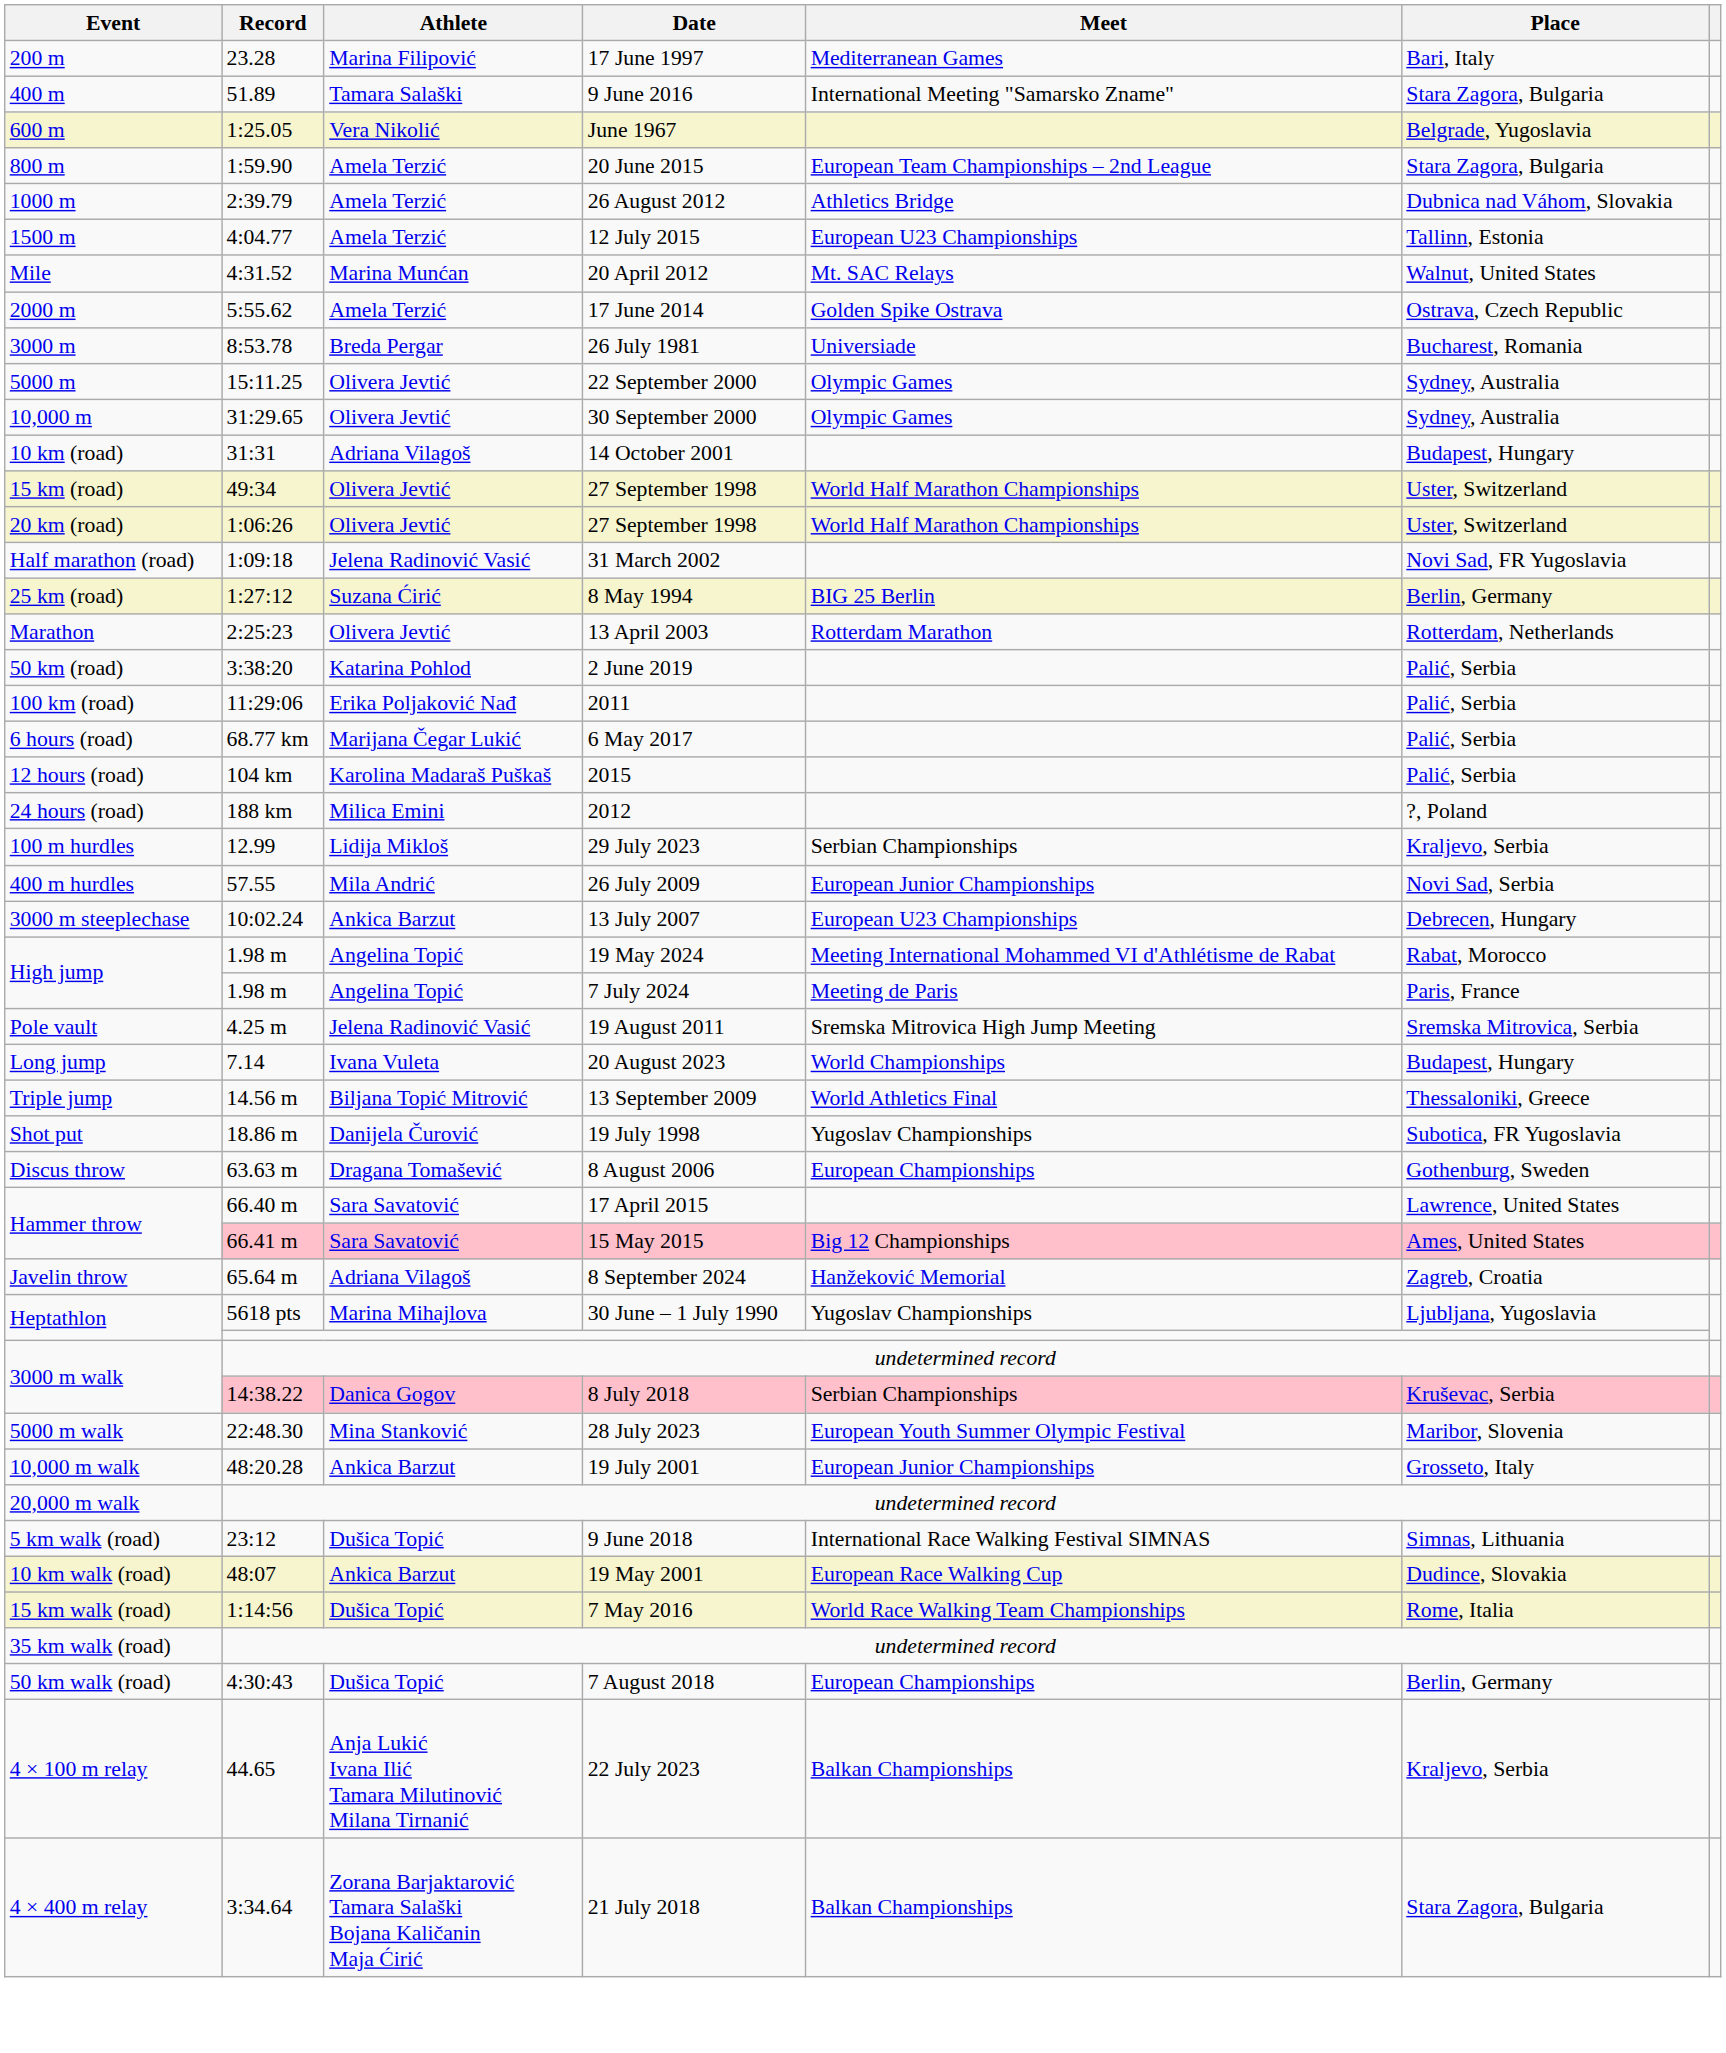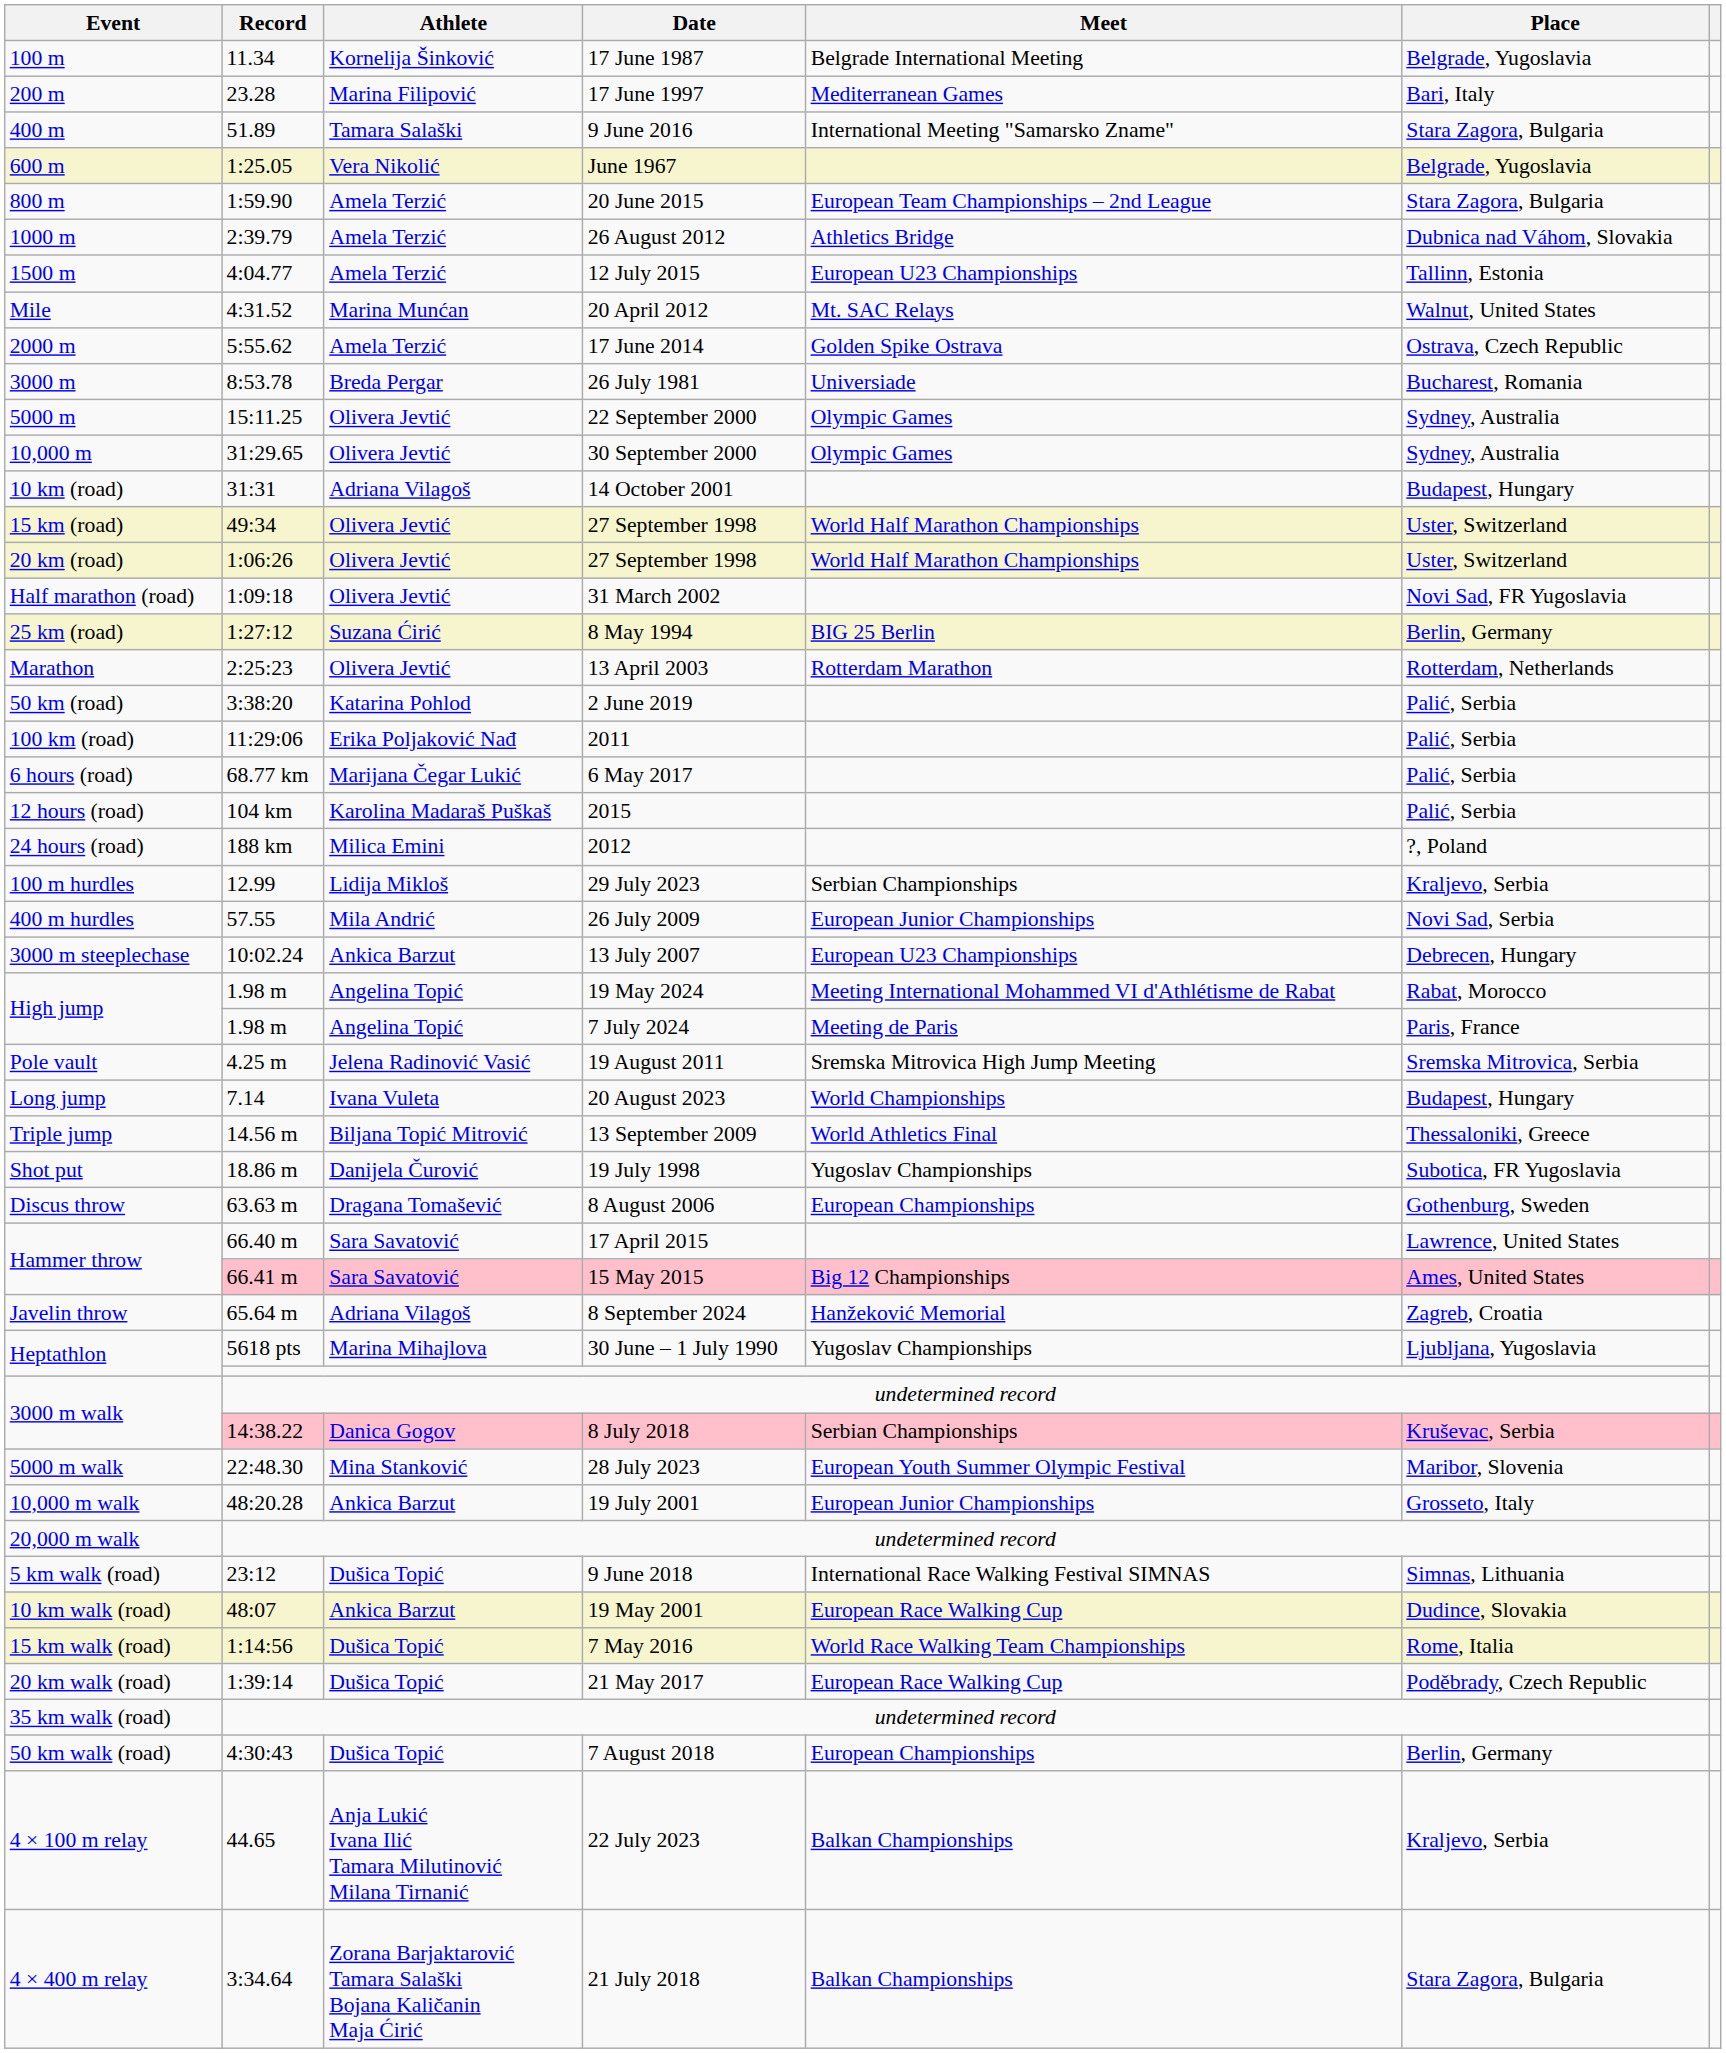+ row: (37, 58)
(430, 560) Jelena Radinović Vasić -> (390, 596) Olivera Jevtić
+ row: (90, 1681)
